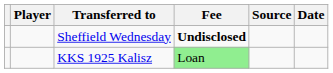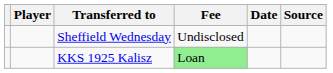columns swapped: (311, 15) <-> (272, 15)
(212, 36) bold -> (210, 36) normal
